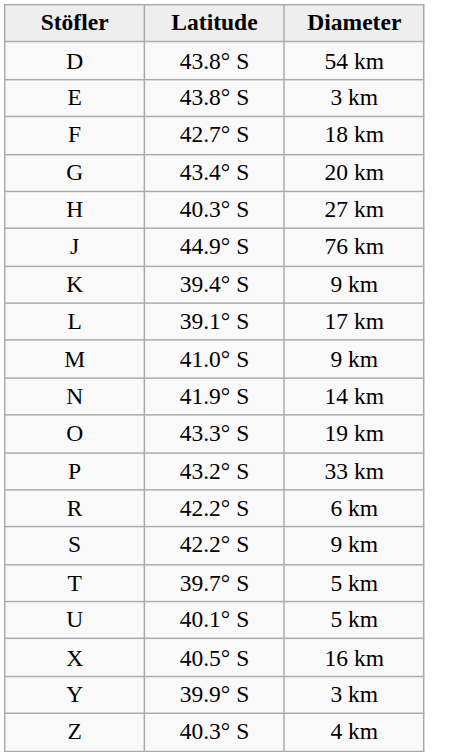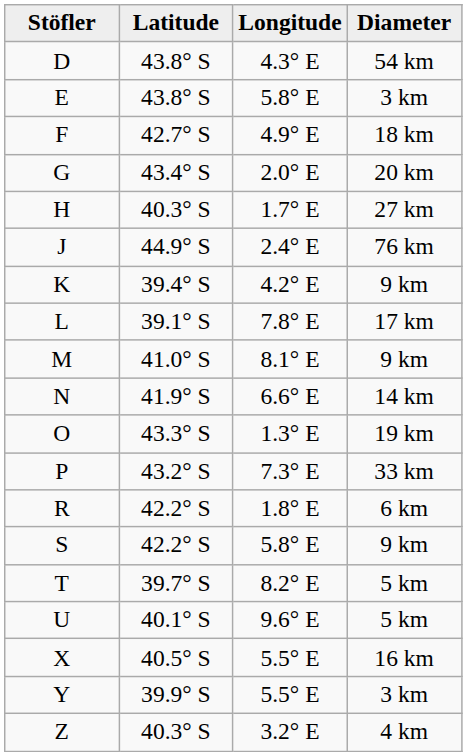+ column: (290, 23)
